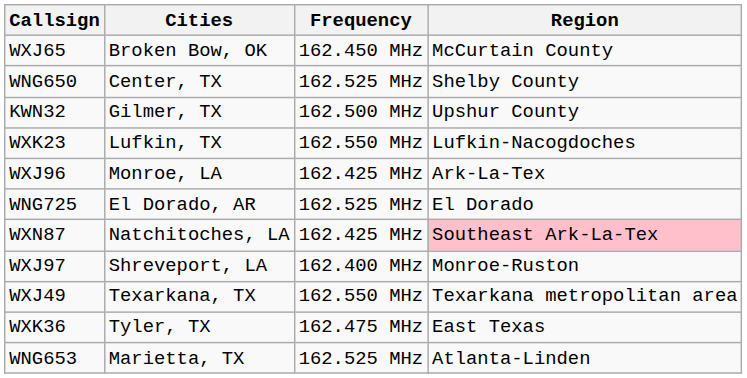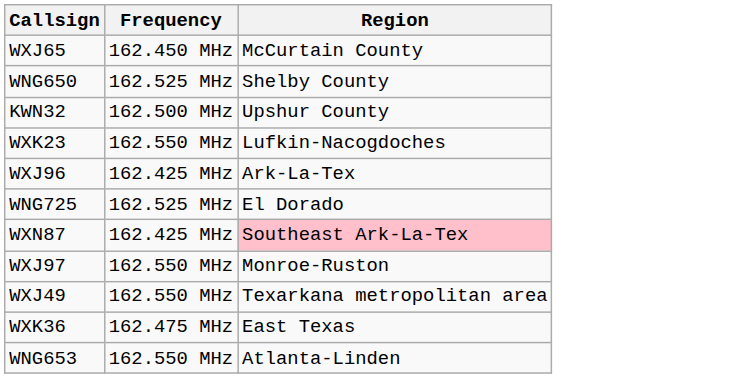- column: (199, 20)
(361, 266) 162.400 MHz -> (171, 266) 162.550 MHz
(361, 358) 162.525 MHz -> (171, 358) 162.550 MHz
